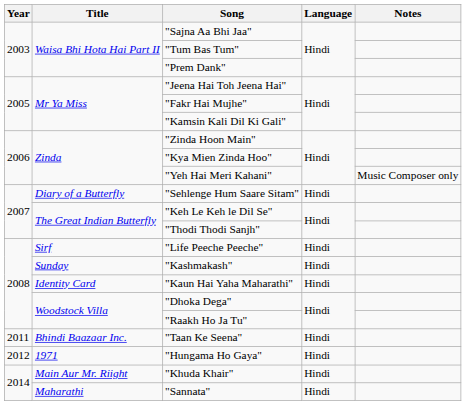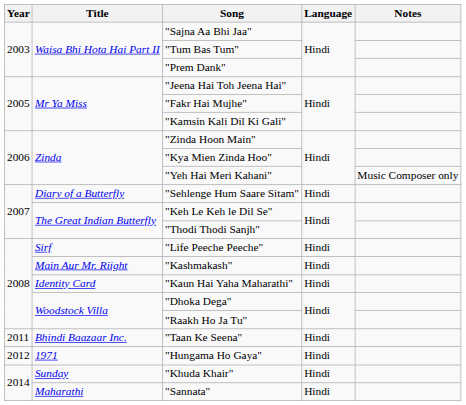(52, 265) Sunday -> (81, 265) Main Aur Mr. Riight
(81, 373) Main Aur Mr. Riight -> (52, 373) Sunday
